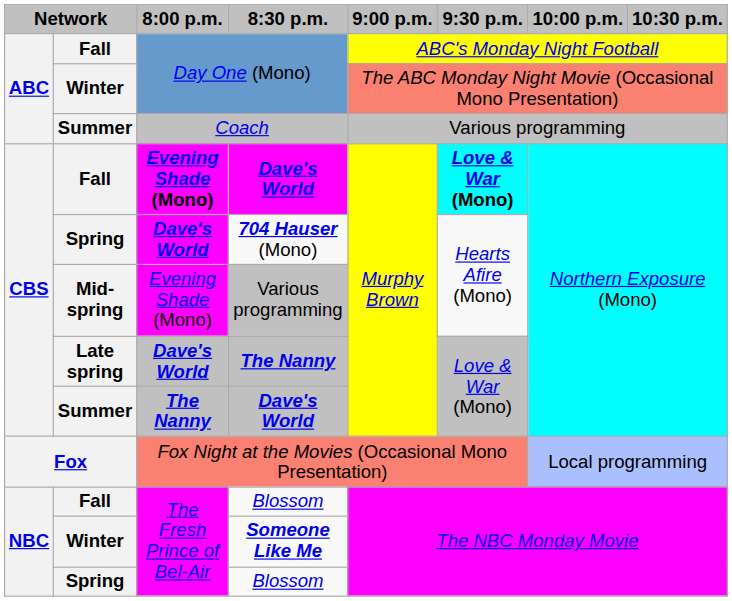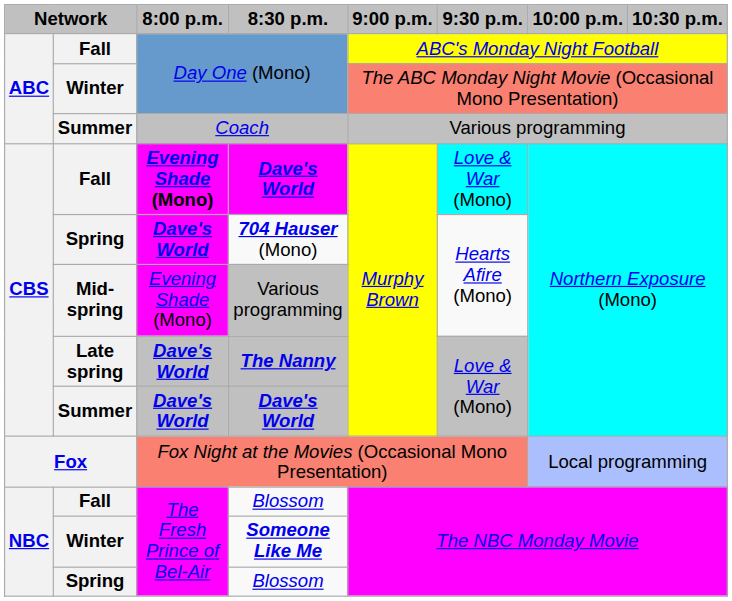(483, 178) bold -> (483, 178) normal
(183, 411) The Nanny -> (183, 411) Dave's World
